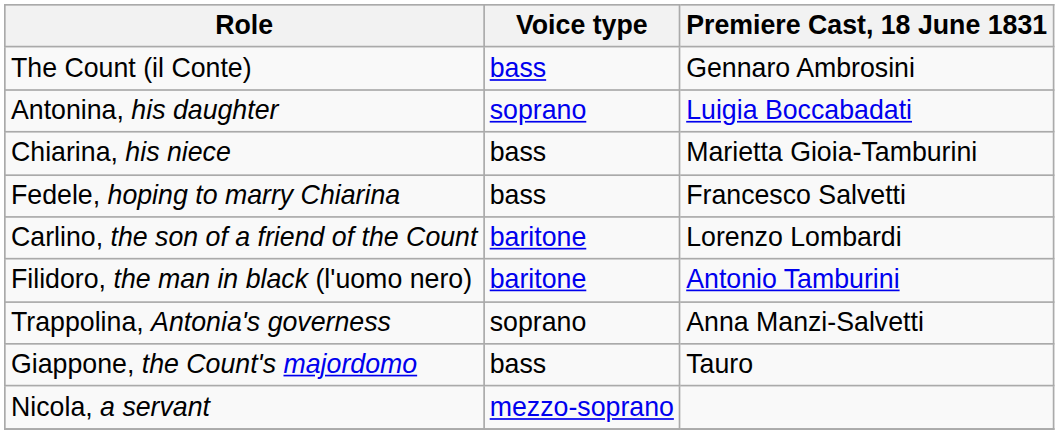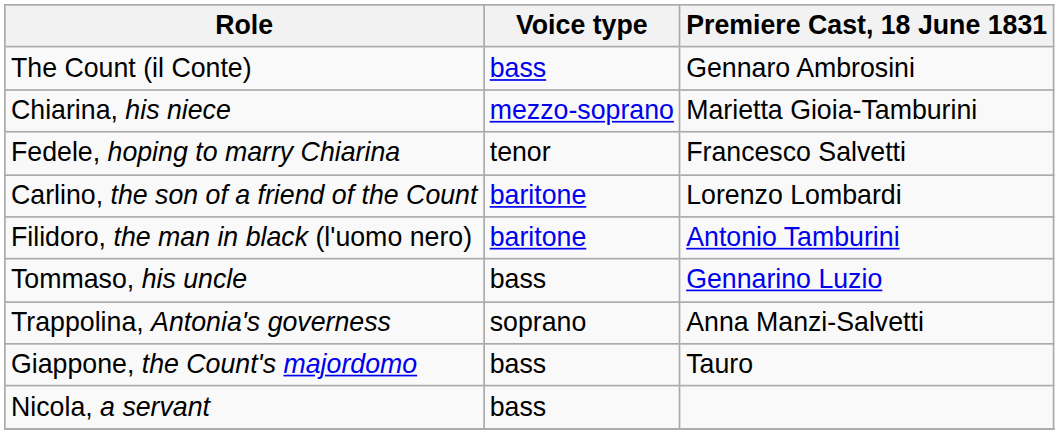- row: (145, 110)
(518, 152) bass -> (582, 110) mezzo-soprano
(518, 195) bass -> (520, 152) tenor
+ row: (129, 279)
(582, 407) mezzo-soprano -> (518, 407) bass
